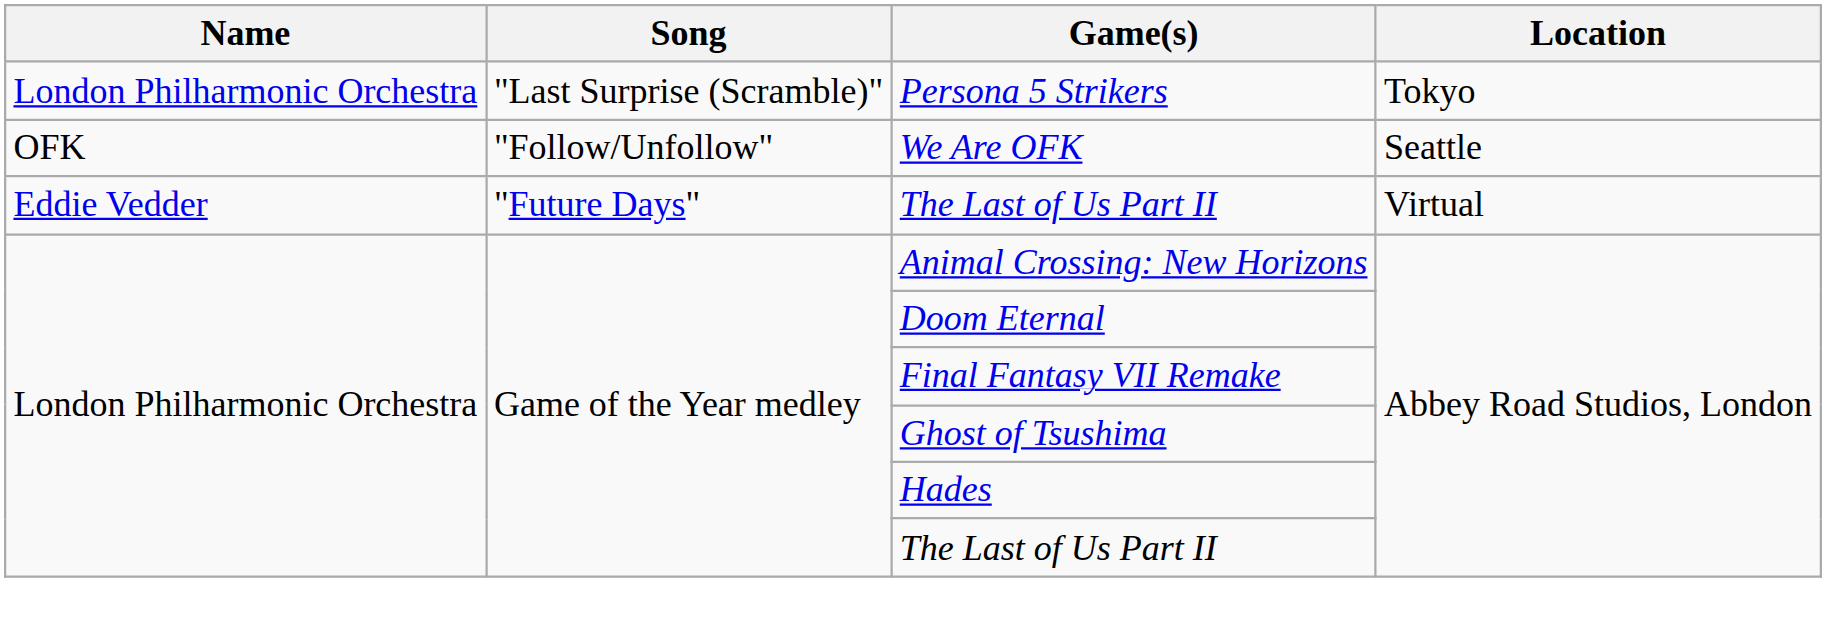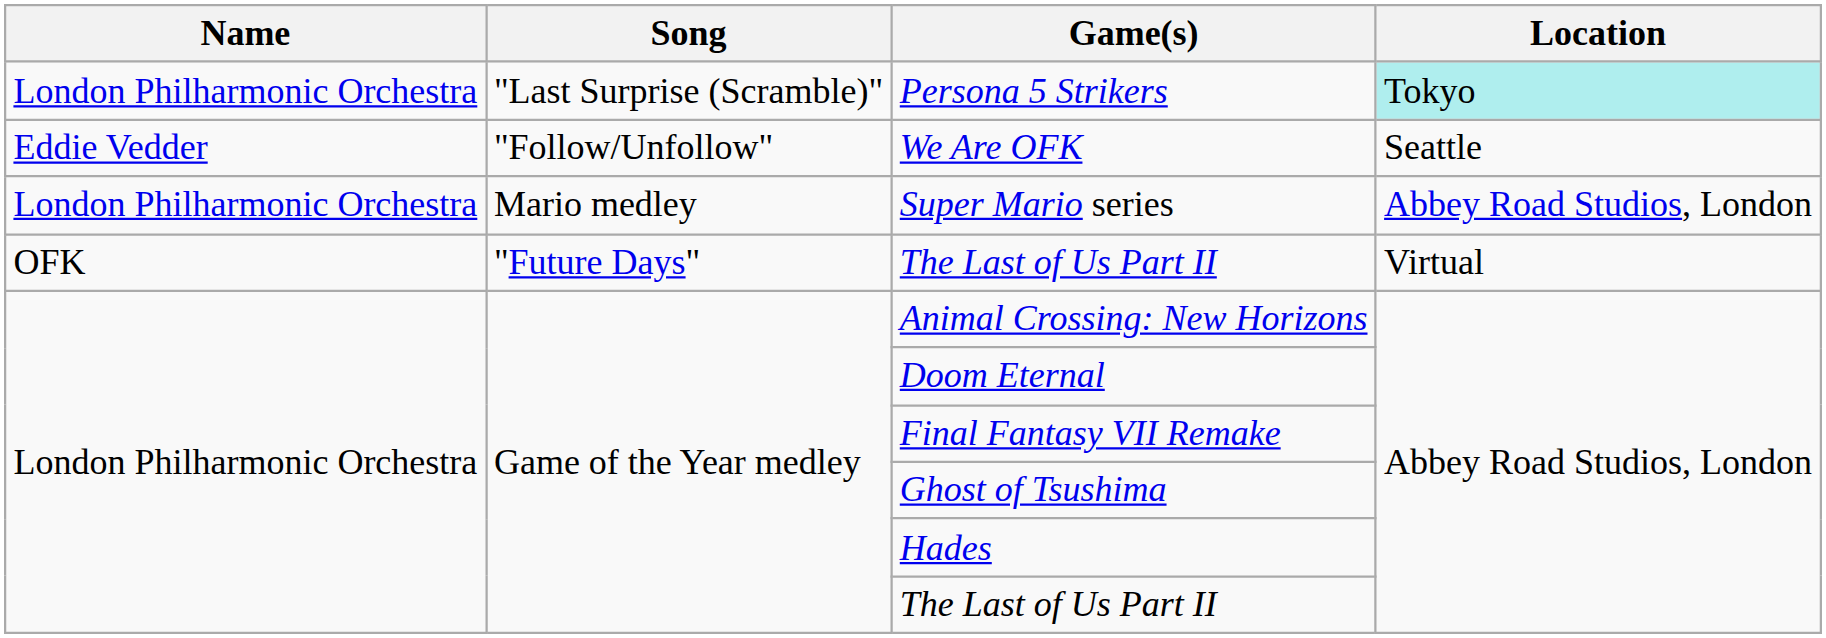(1430, 90) no background -> (1430, 90) paleturquoise background
(49, 147) OFK -> (111, 147) Eddie Vedder
+ row: (595, 204)
(111, 204) Eddie Vedder -> (49, 261) OFK
